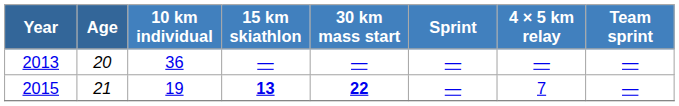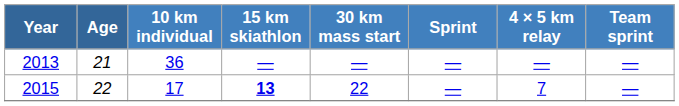(102, 62) 20 -> (102, 62) 21
(102, 88) 21 -> (102, 88) 22
(174, 88) 19 -> (174, 88) 17
(359, 88) bold -> (359, 88) normal
